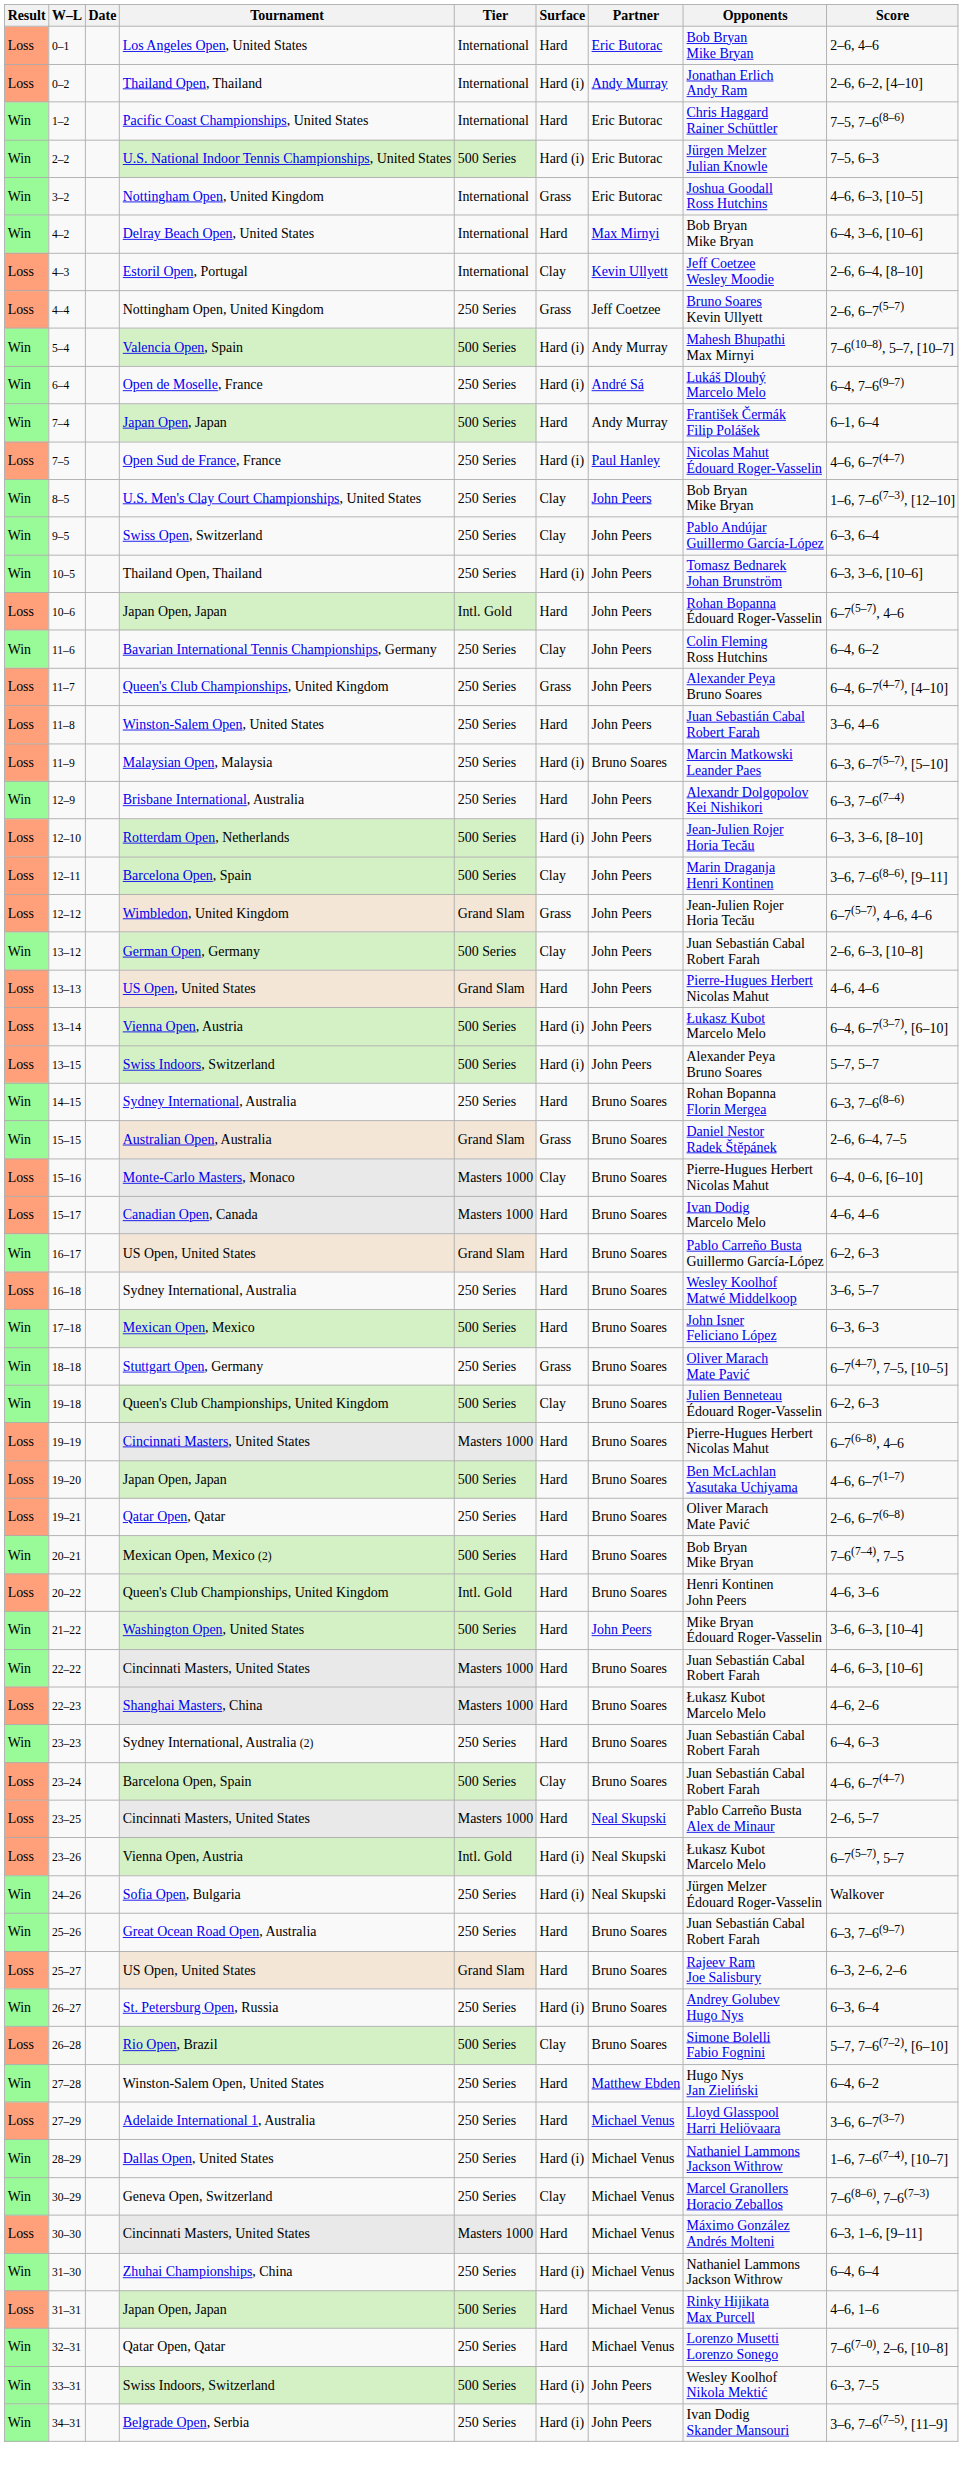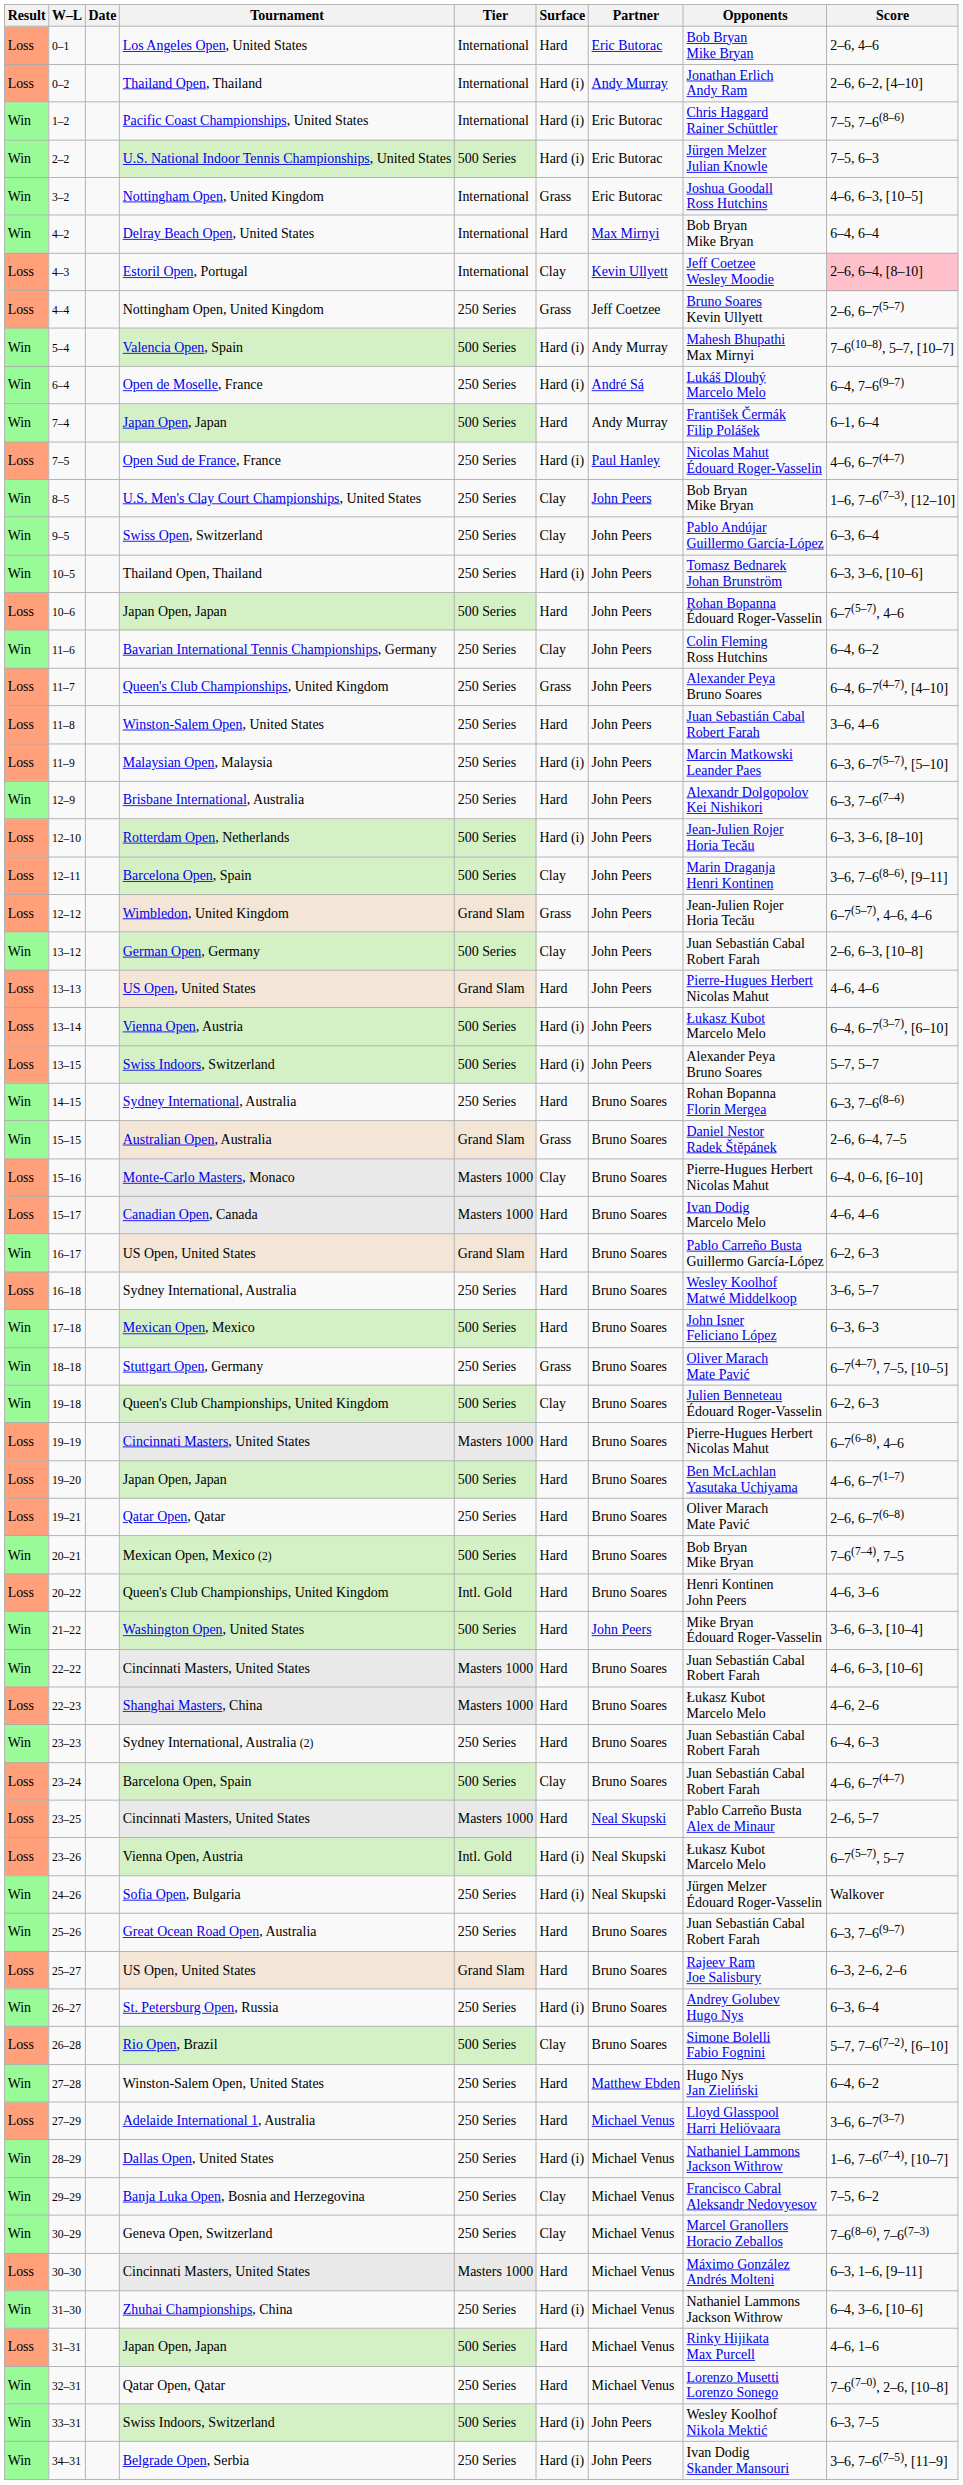(553, 120) Hard -> (562, 120) Hard (i)
(877, 234) 6–4, 3–6, [10–6] -> (855, 234) 6–4, 6–4
(877, 271) no background -> (877, 271) pink background
(485, 611) Intl. Gold -> (487, 611) 500 Series
(629, 762) Bruno Soares -> (622, 762) John Peers
+ row: (66, 2197)
(855, 2271) 6–4, 6–4 -> (877, 2309) 6–4, 3–6, [10–6]
